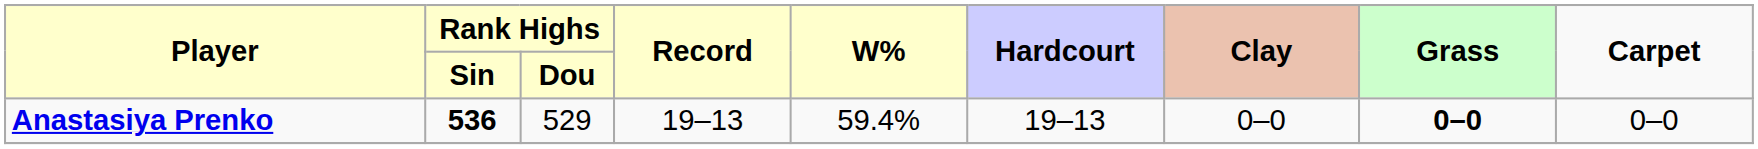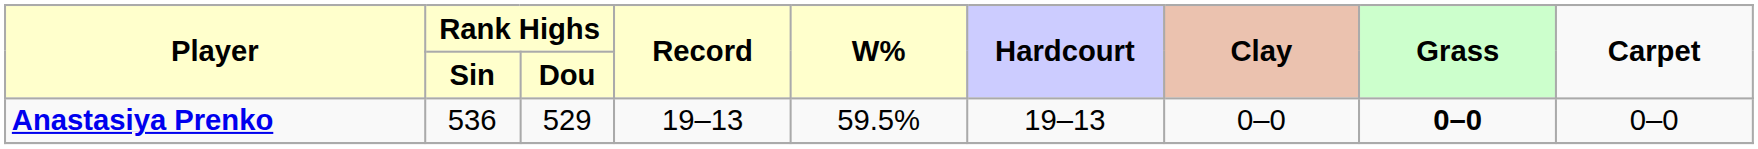(472, 121) bold -> (472, 121) normal
(879, 121) 59.4% -> (879, 121) 59.5%
